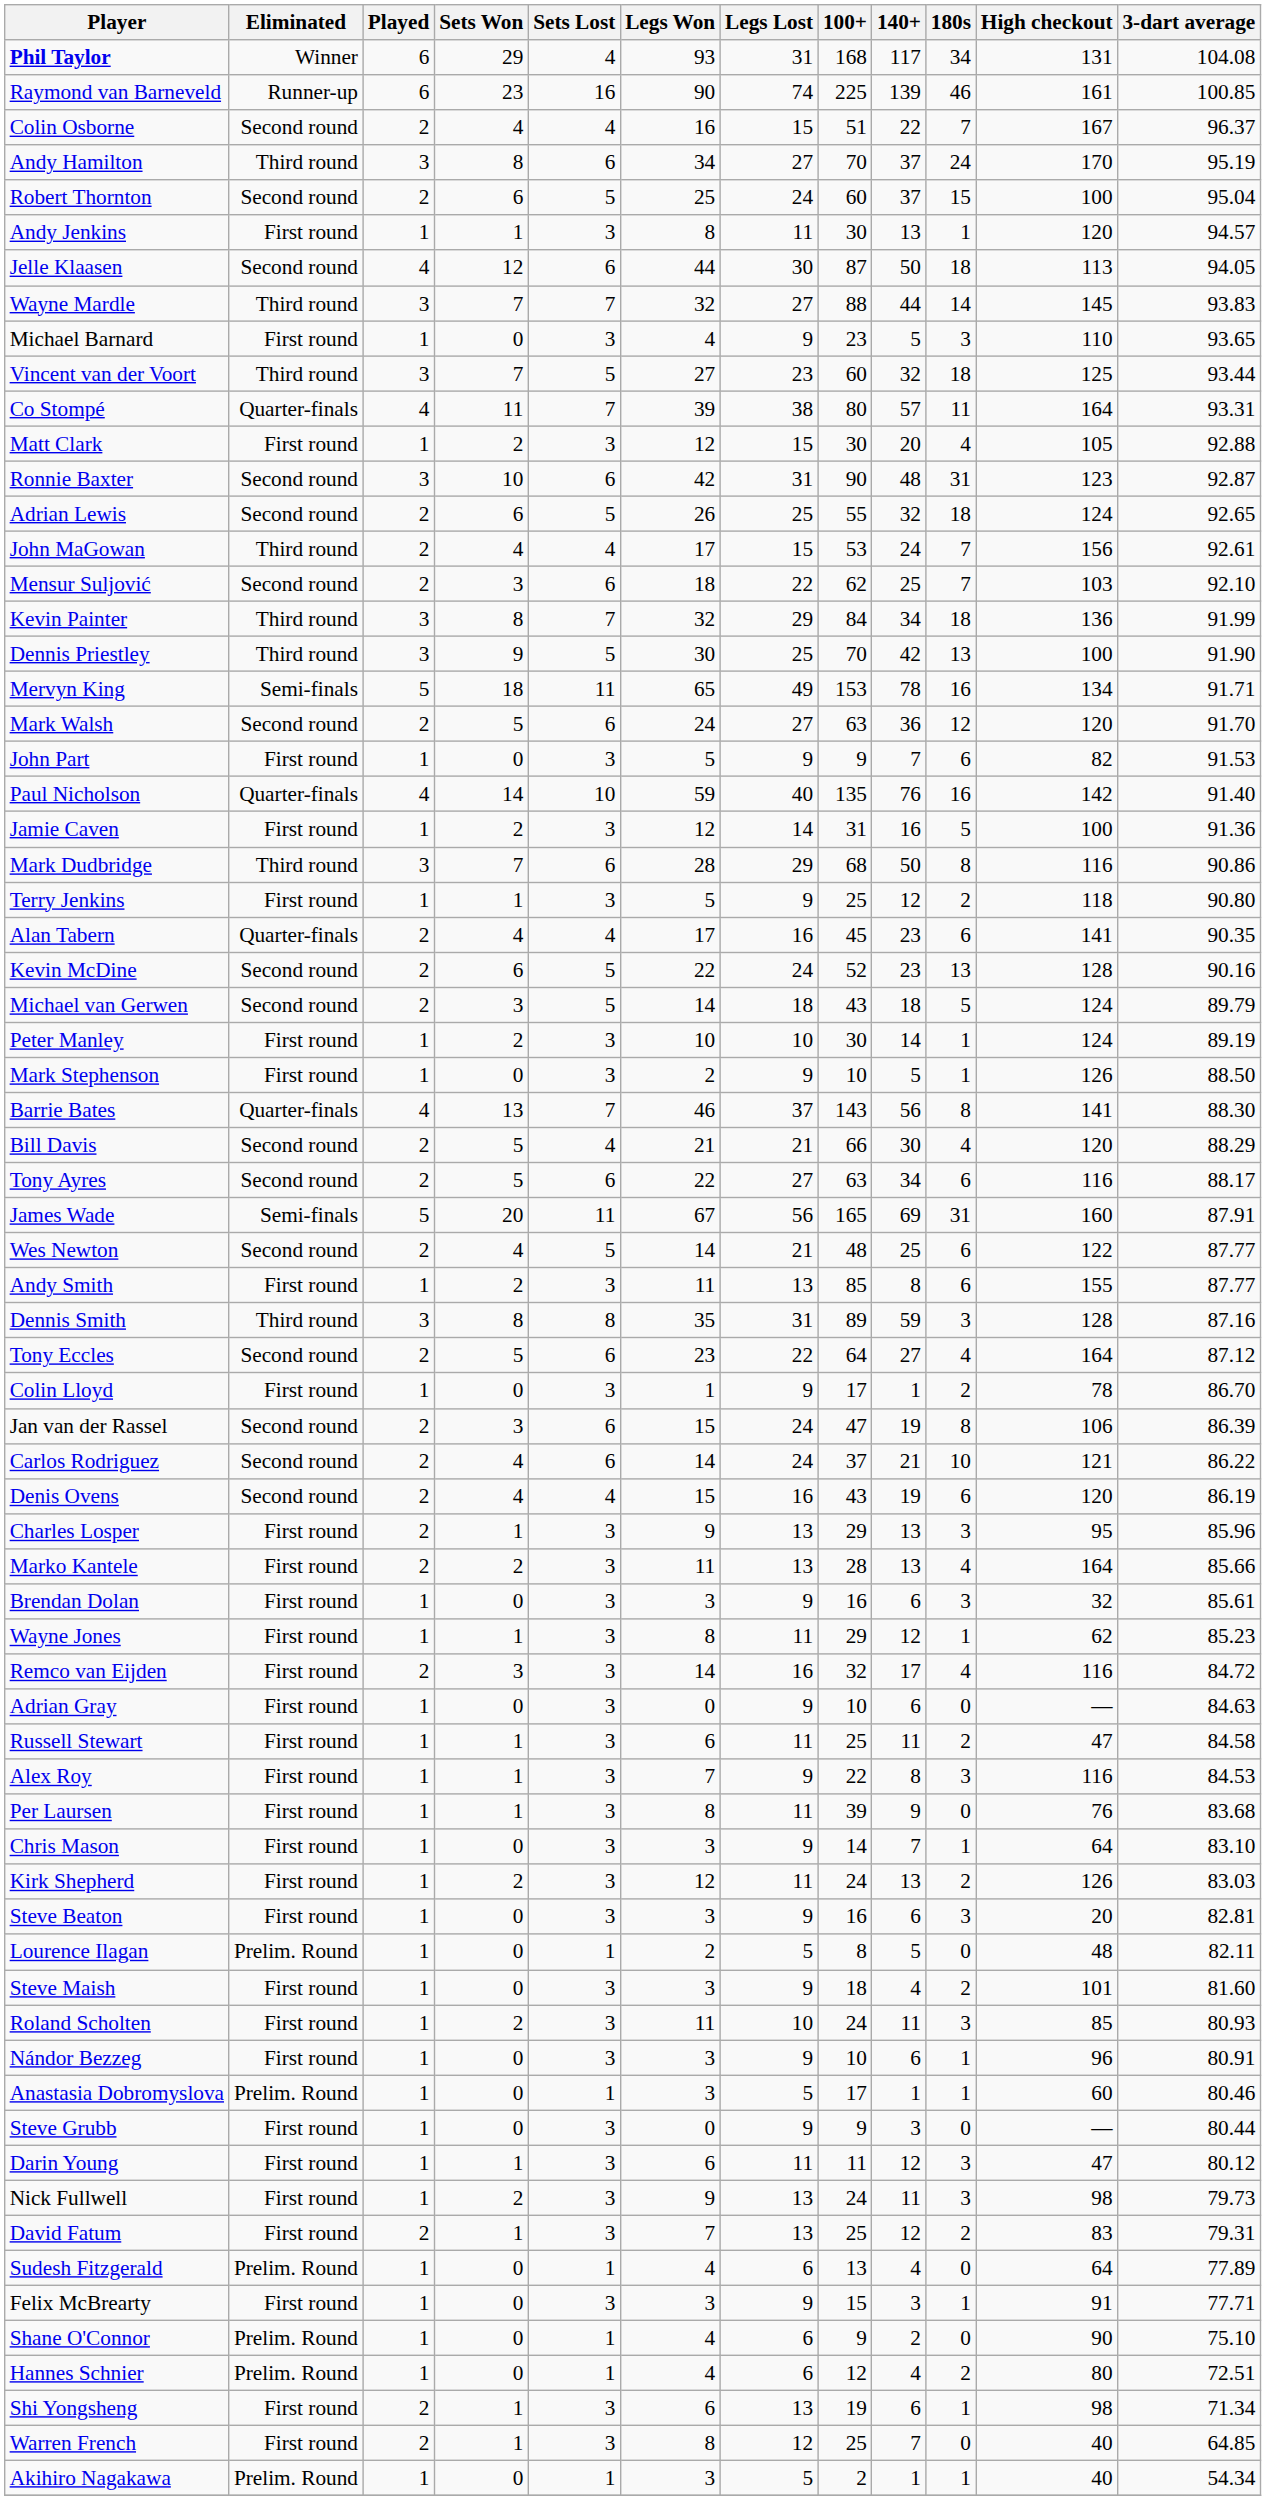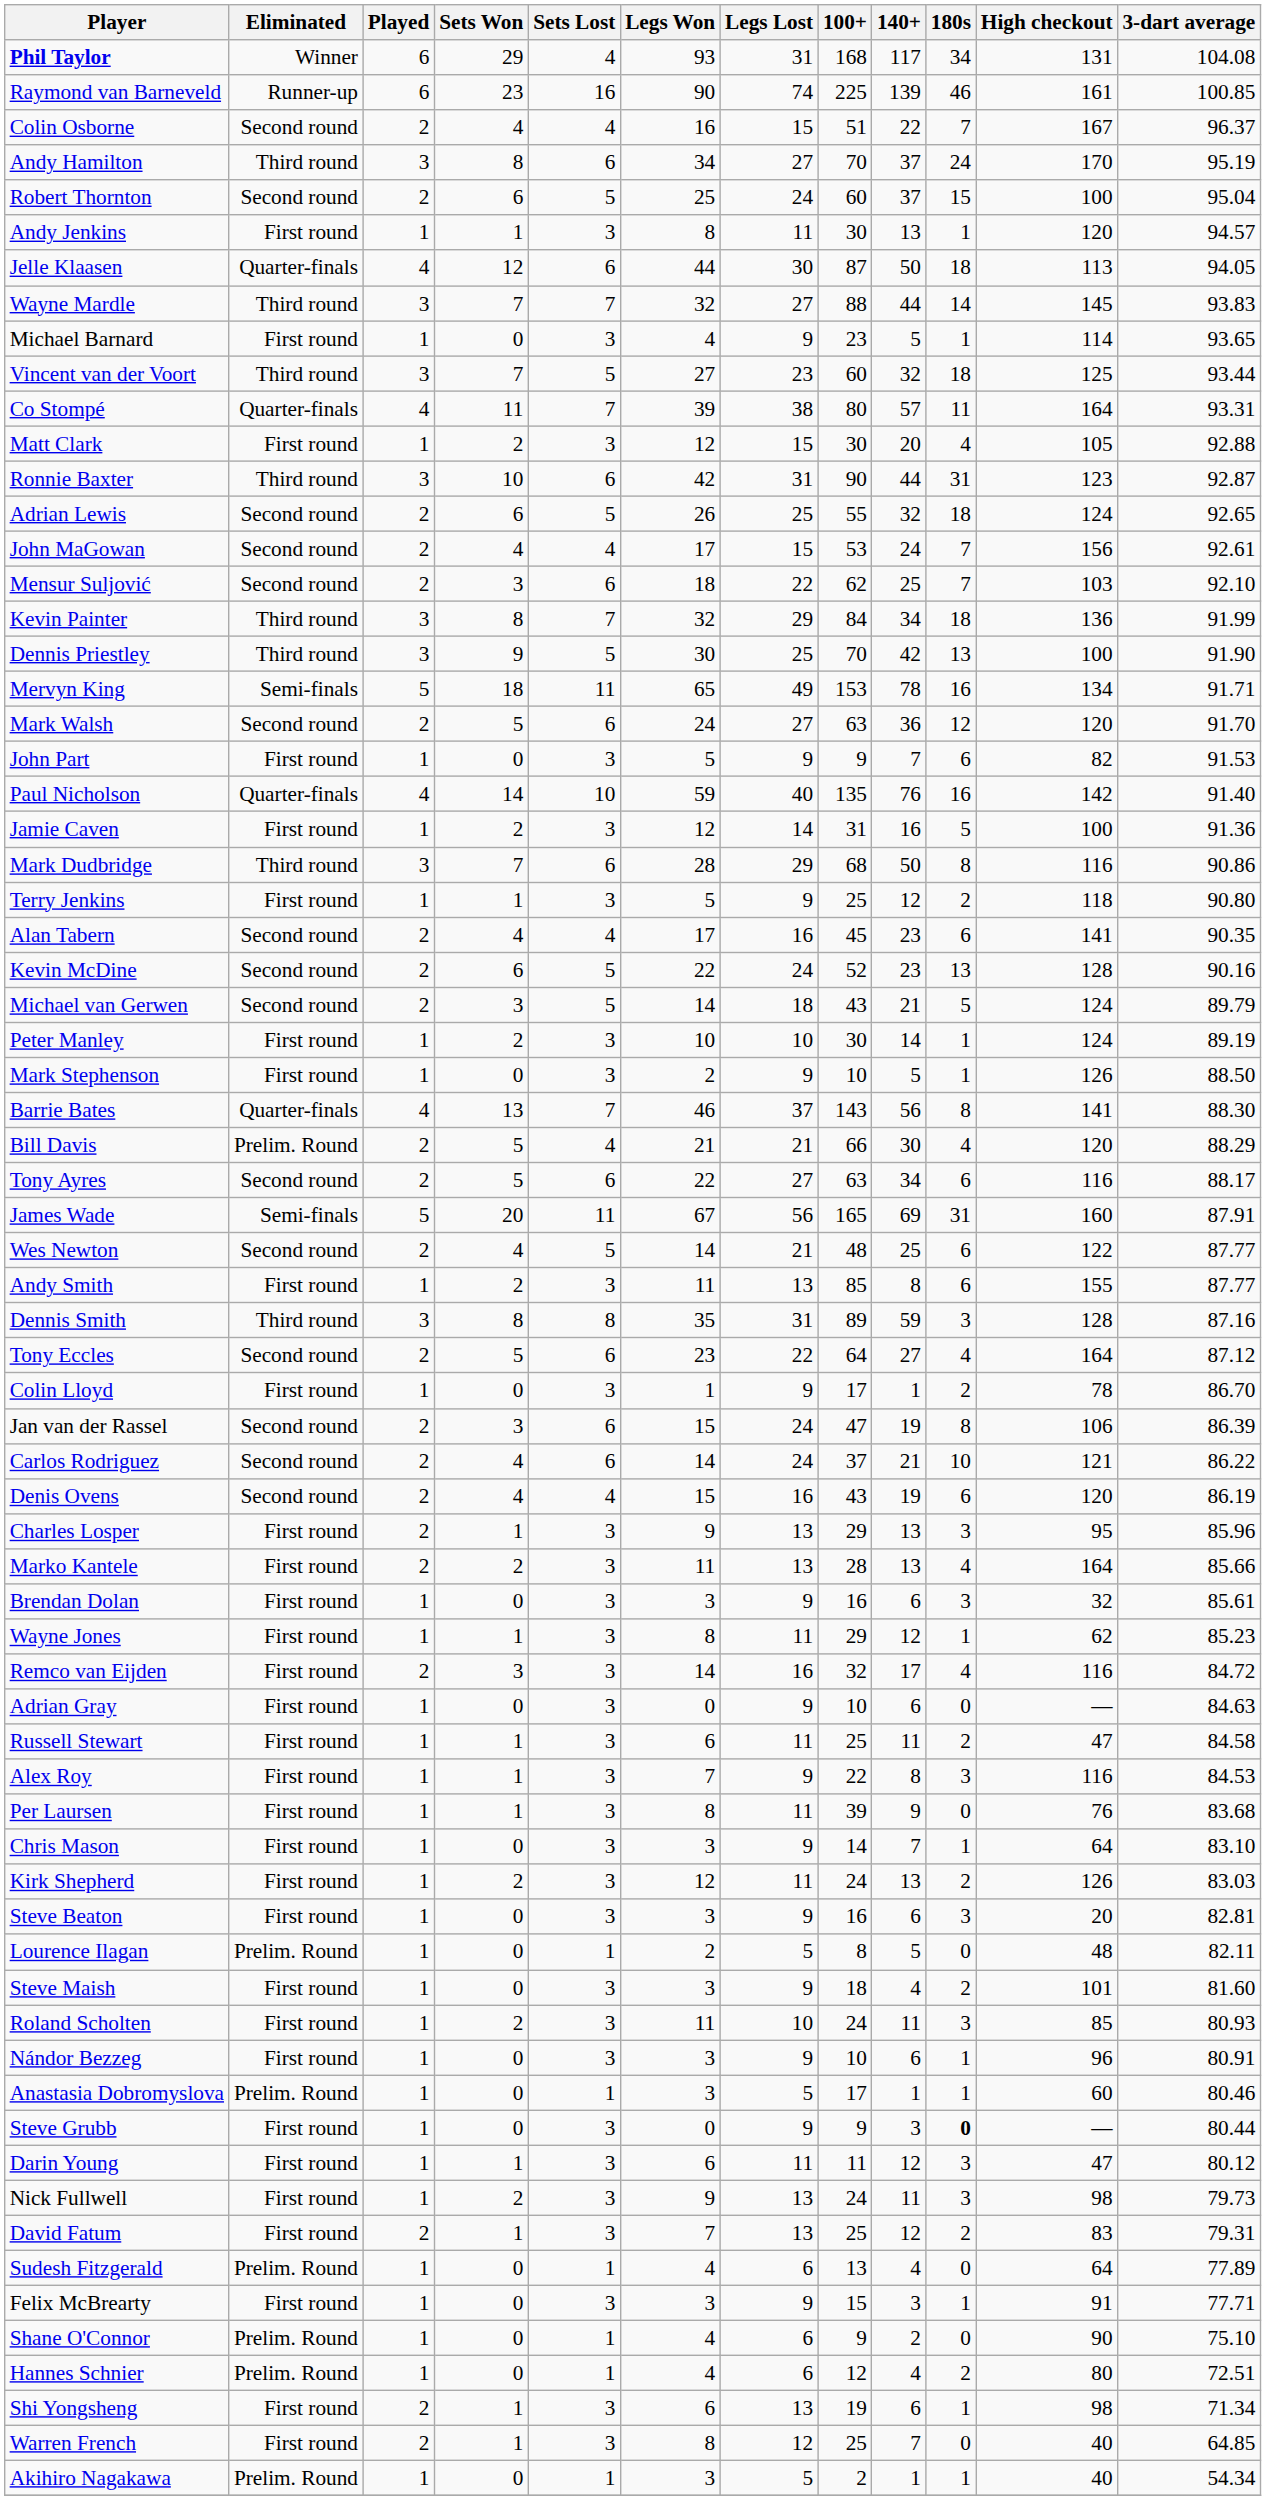(299, 267) Second round -> (299, 267) Quarter-finals
(966, 338) 3 -> (966, 338) 1
(1097, 338) 110 -> (1097, 338) 114
(299, 478) Second round -> (307, 478) Third round
(910, 478) 48 -> (910, 478) 44
(307, 548) Third round -> (299, 548) Second round
(299, 934) Quarter-finals -> (299, 934) Second round
(910, 1004) 18 -> (910, 1004) 21
(299, 1145) Second round -> (296, 1145) Prelim. Round
(966, 2127) normal -> (966, 2127) bold
